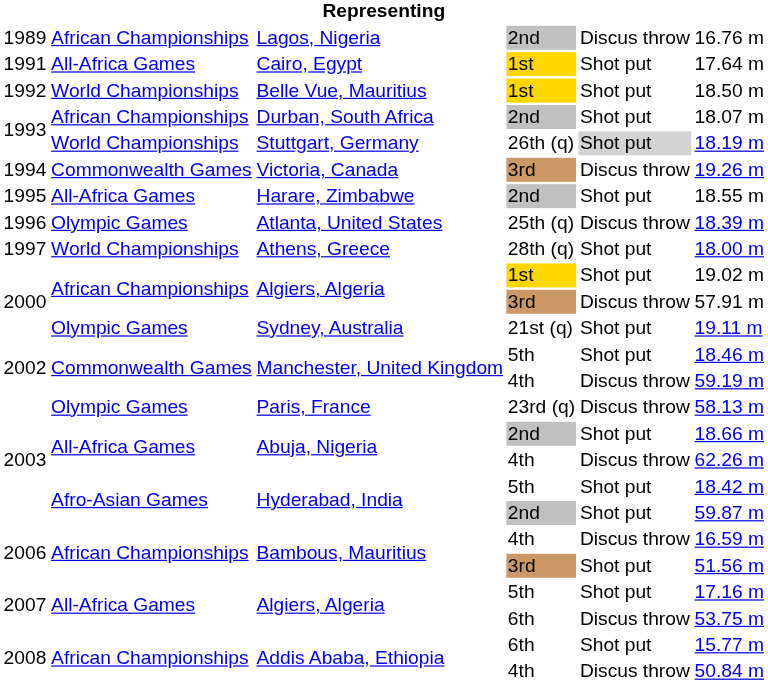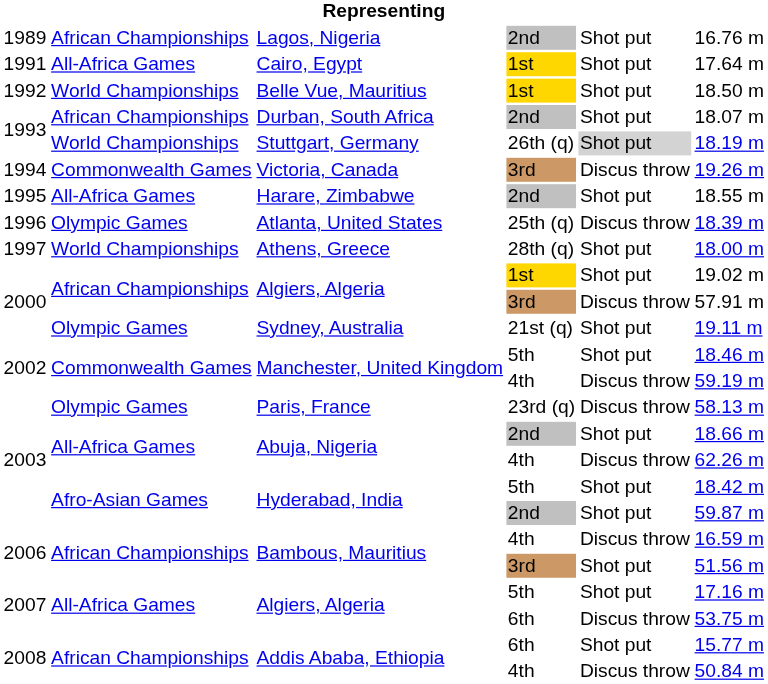(635, 37) Discus throw -> (616, 37) Shot put
